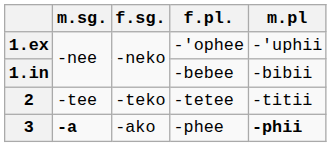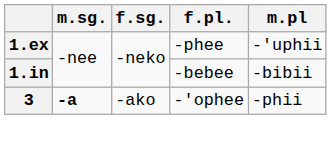(209, 46) -'ophee -> (199, 46) -phee
- row: (29, 100)
(199, 128) -phee -> (209, 100) -'ophee
(277, 128) bold -> (277, 100) normal
